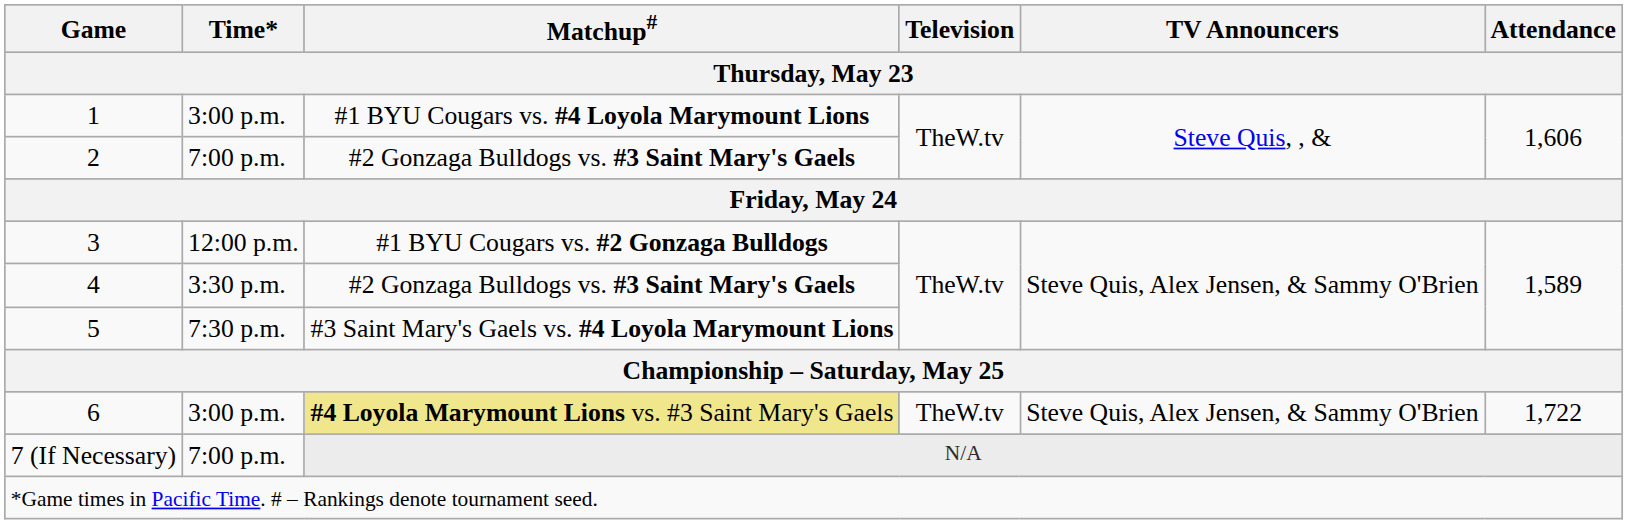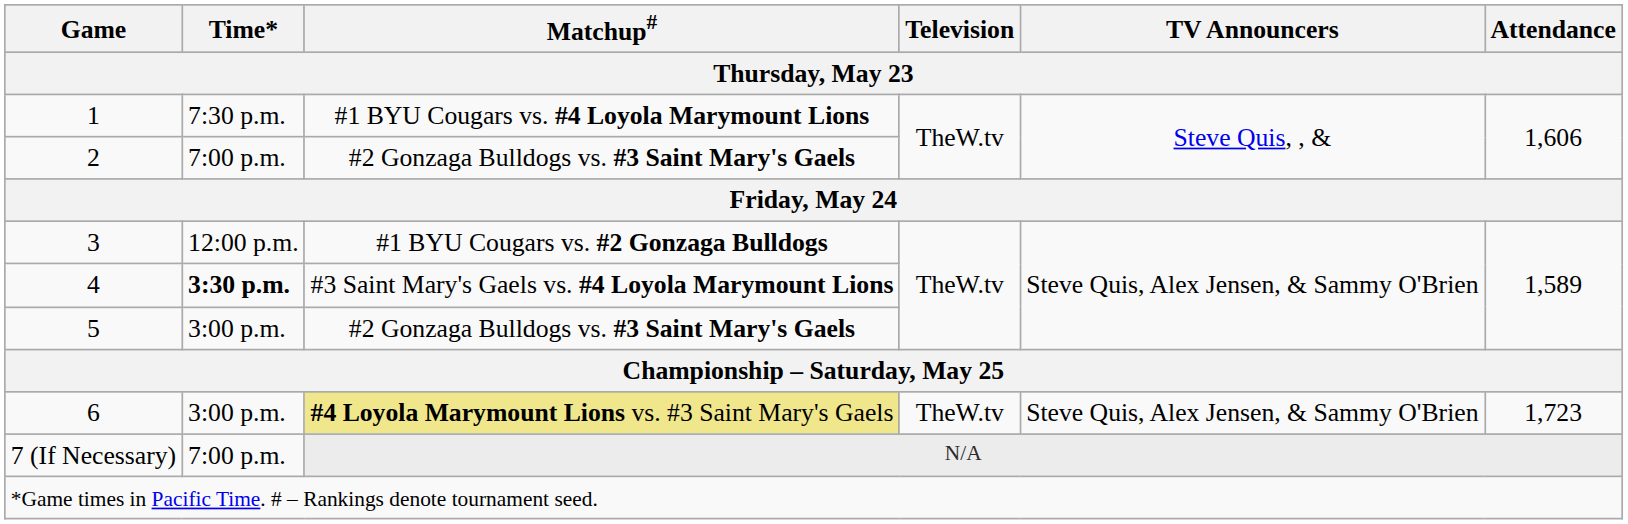(237, 115) 3:00 p.m. -> (237, 115) 7:30 p.m.
(237, 285) normal -> (239, 285) bold
(602, 285) #2 Gonzaga Bulldogs vs. #3 Saint Mary's Gaels -> (602, 285) #3 Saint Mary's Gaels vs. #4 Loyola Marymount Lions
(237, 327) 7:30 p.m. -> (237, 327) 3:00 p.m.
(602, 327) #3 Saint Mary's Gaels vs. #4 Loyola Marymount Lions -> (602, 327) #2 Gonzaga Bulldogs vs. #3 Saint Mary's Gaels
(1553, 412) 1,722 -> (1553, 412) 1,723
